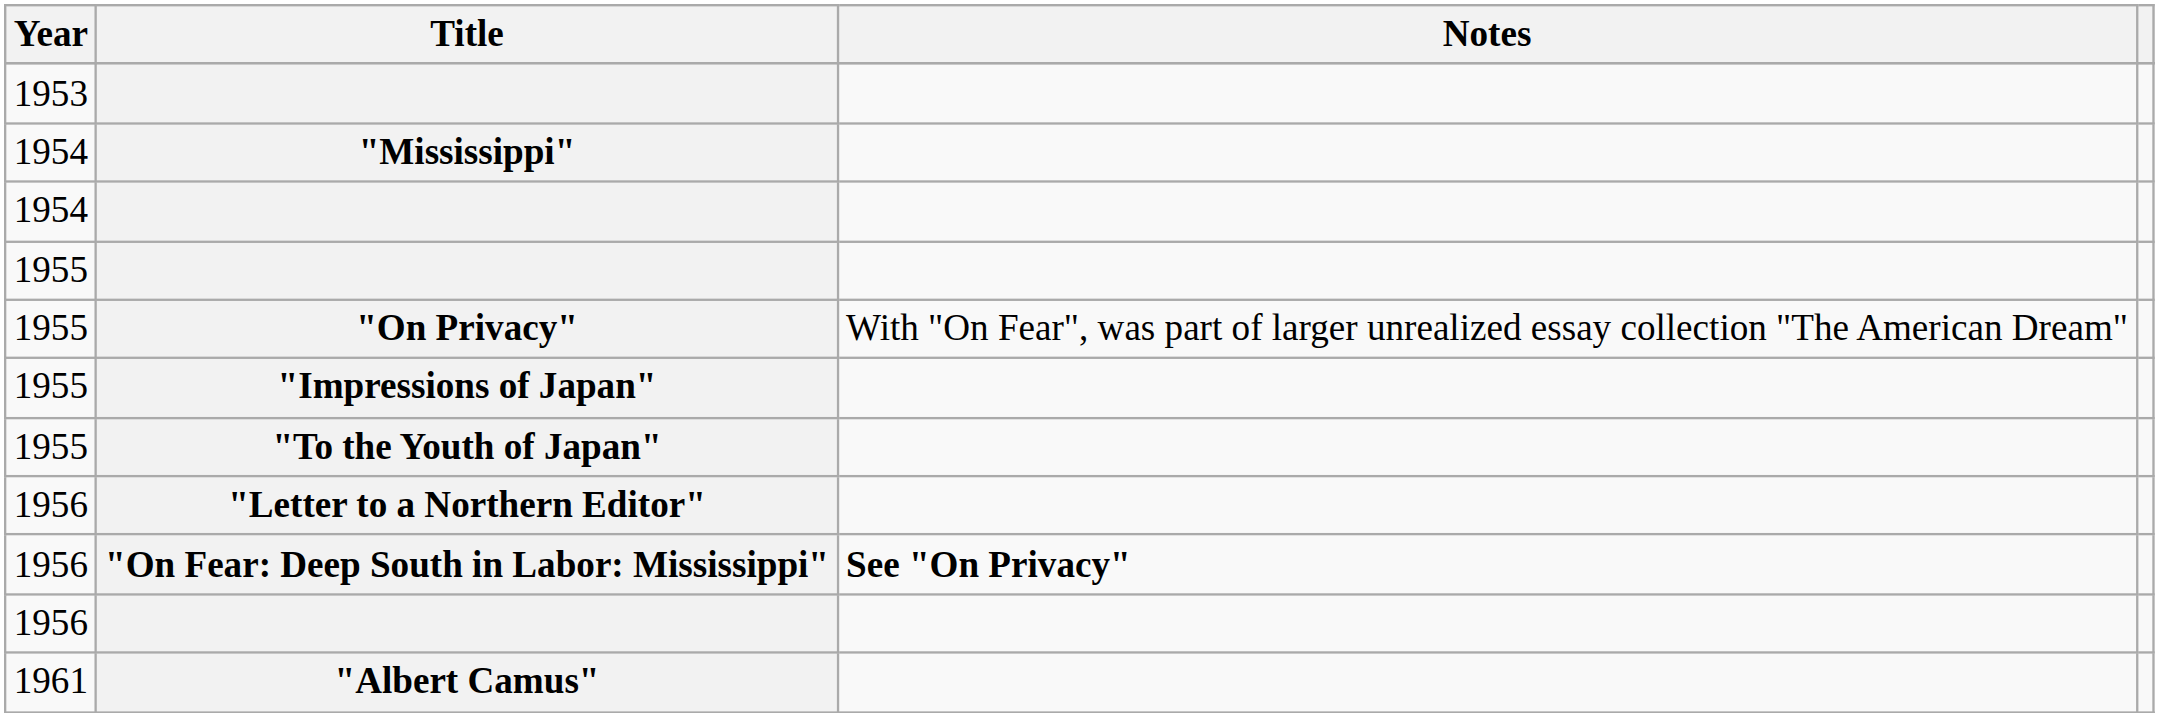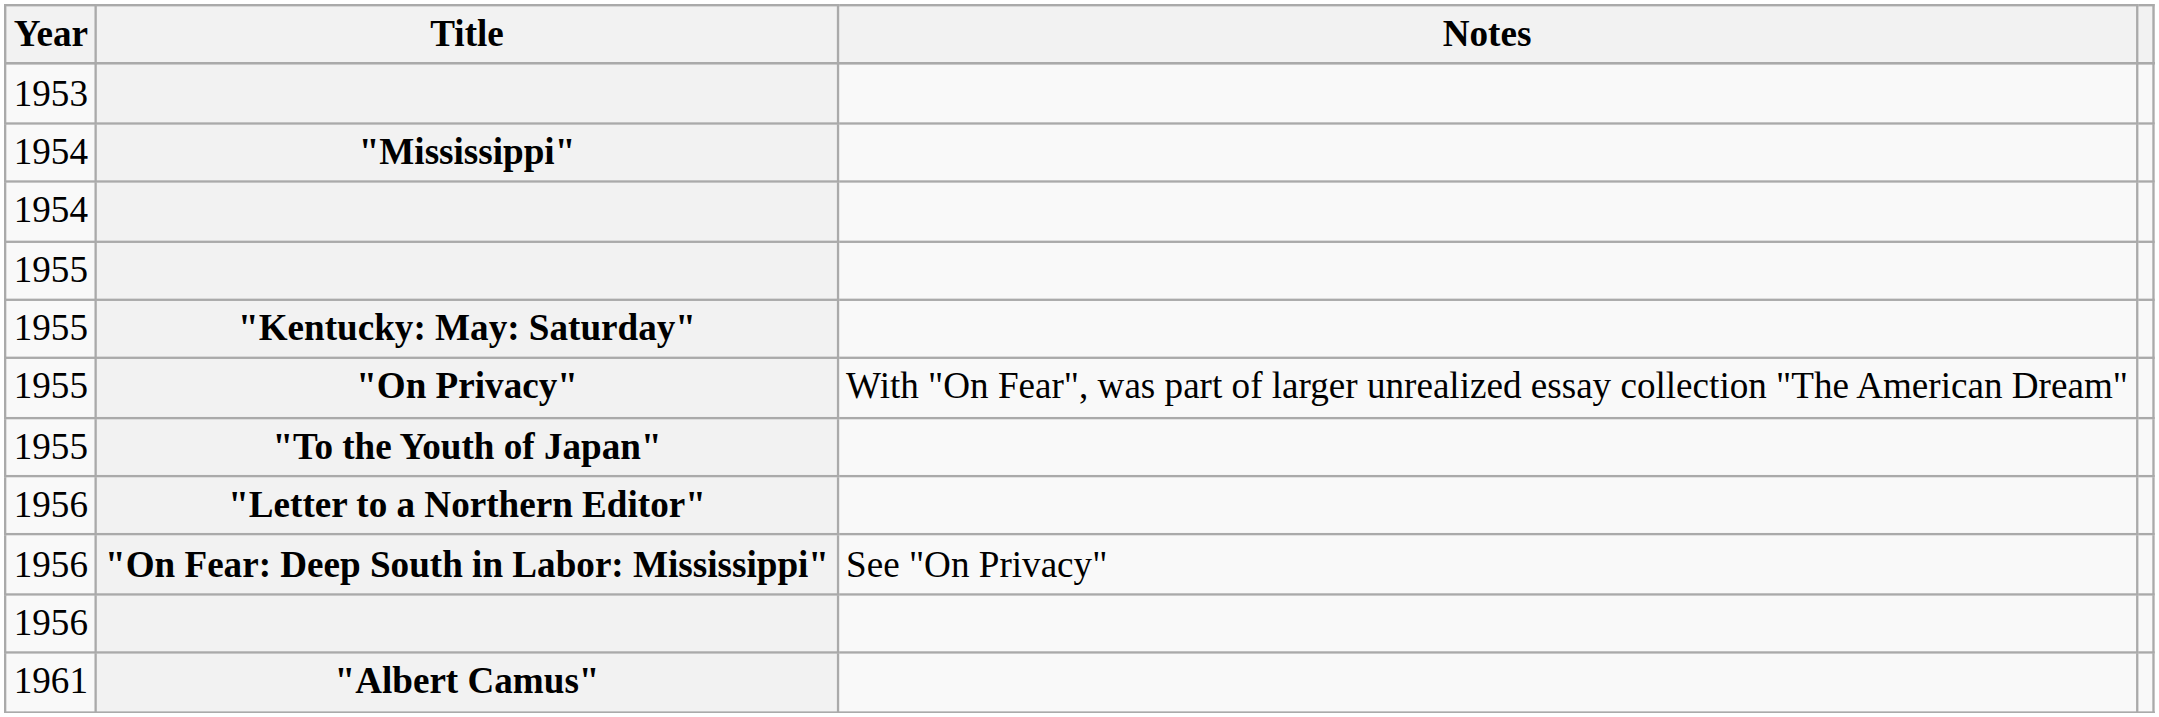+ row: (51, 328)
- row: (51, 387)
(988, 563) bold -> (977, 563) normal
